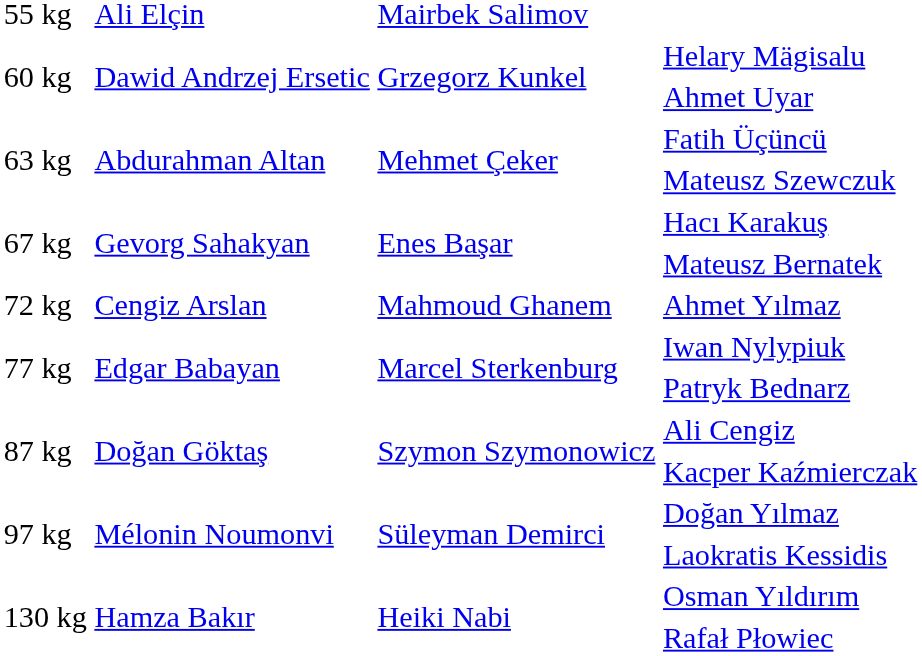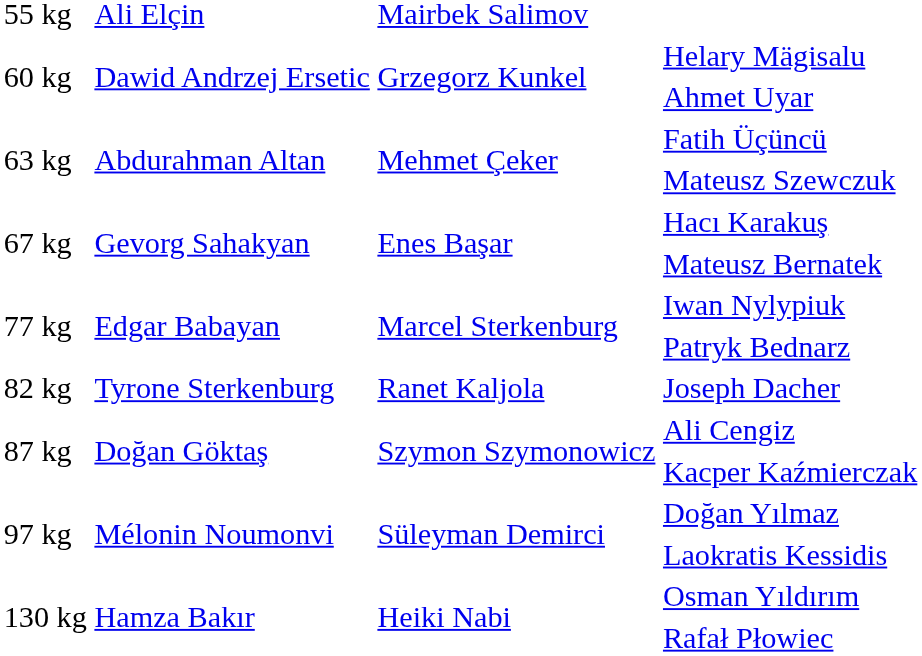- row: (752, 305)
+ row: (752, 388)
